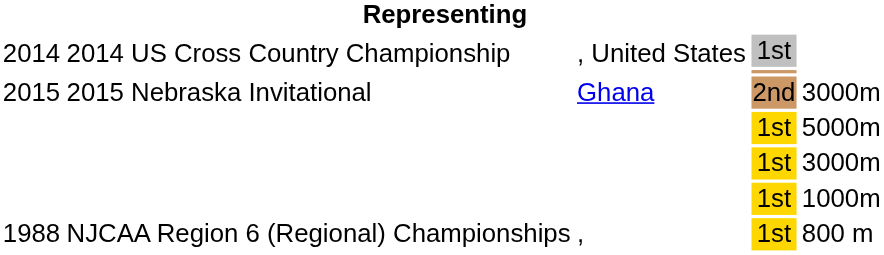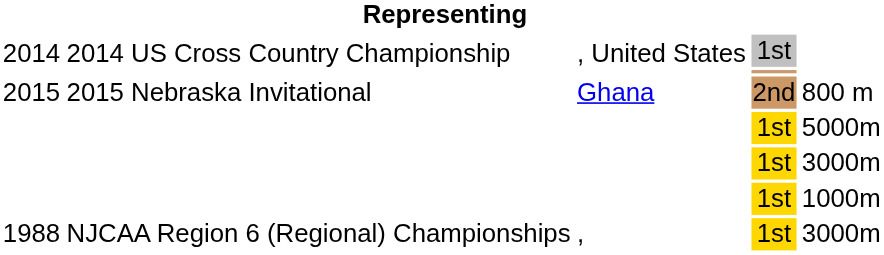(841, 92) 3000m -> (838, 92) 800 m
(838, 233) 800 m -> (841, 233) 3000m
